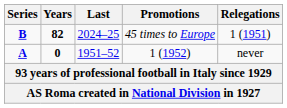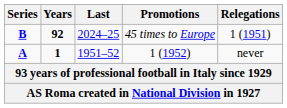(58, 34) 82 -> (58, 34) 92
(58, 54) 0 -> (58, 54) 1
